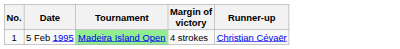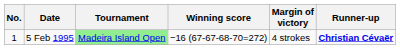+ column: (219, 17)
(252, 37) normal -> (356, 37) bold
